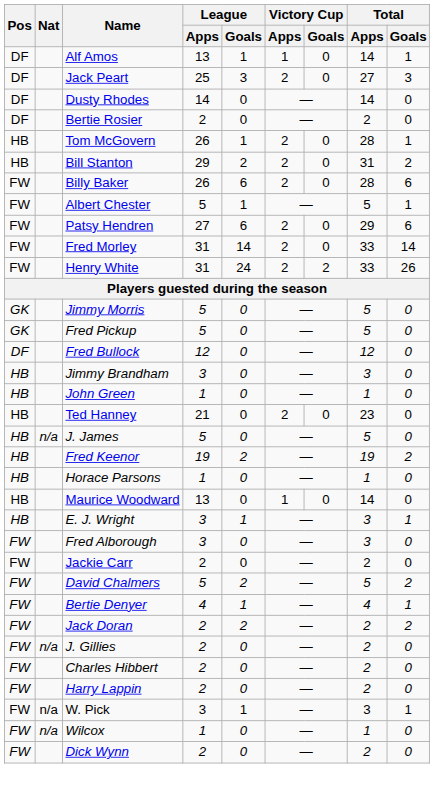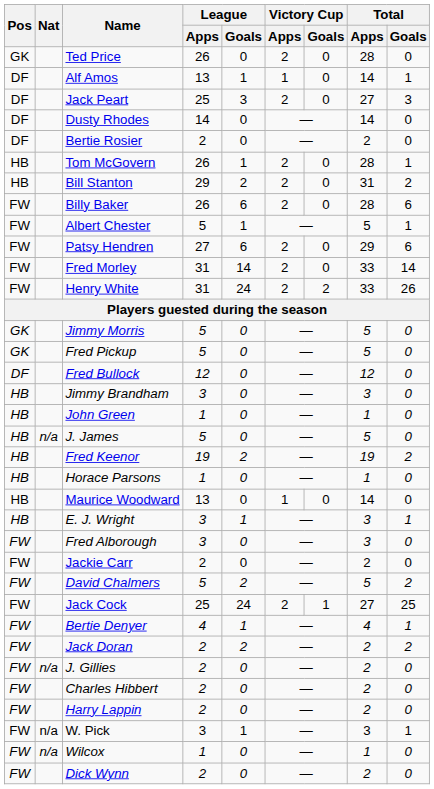+ row: (93, 57)
- row: (101, 415)
+ row: (96, 604)
